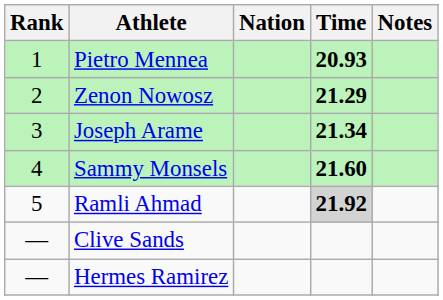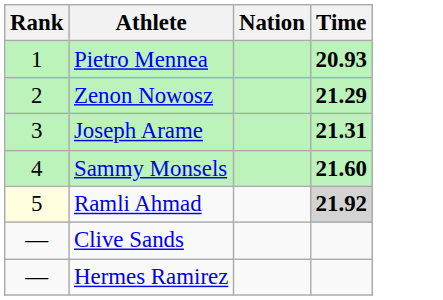- column: (405, 22)
(341, 131) 21.34 -> (341, 131) 21.31
(37, 204) no background -> (37, 204) lightyellow background
